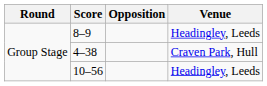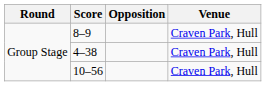(215, 33) Headingley, Leeds -> (214, 33) Craven Park, Hull
(215, 71) Headingley, Leeds -> (214, 71) Craven Park, Hull
